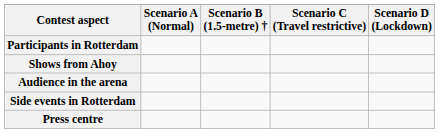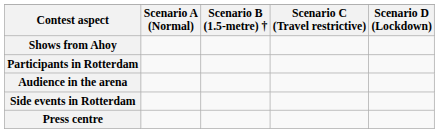rows swapped: (73, 63) <-> (73, 45)
